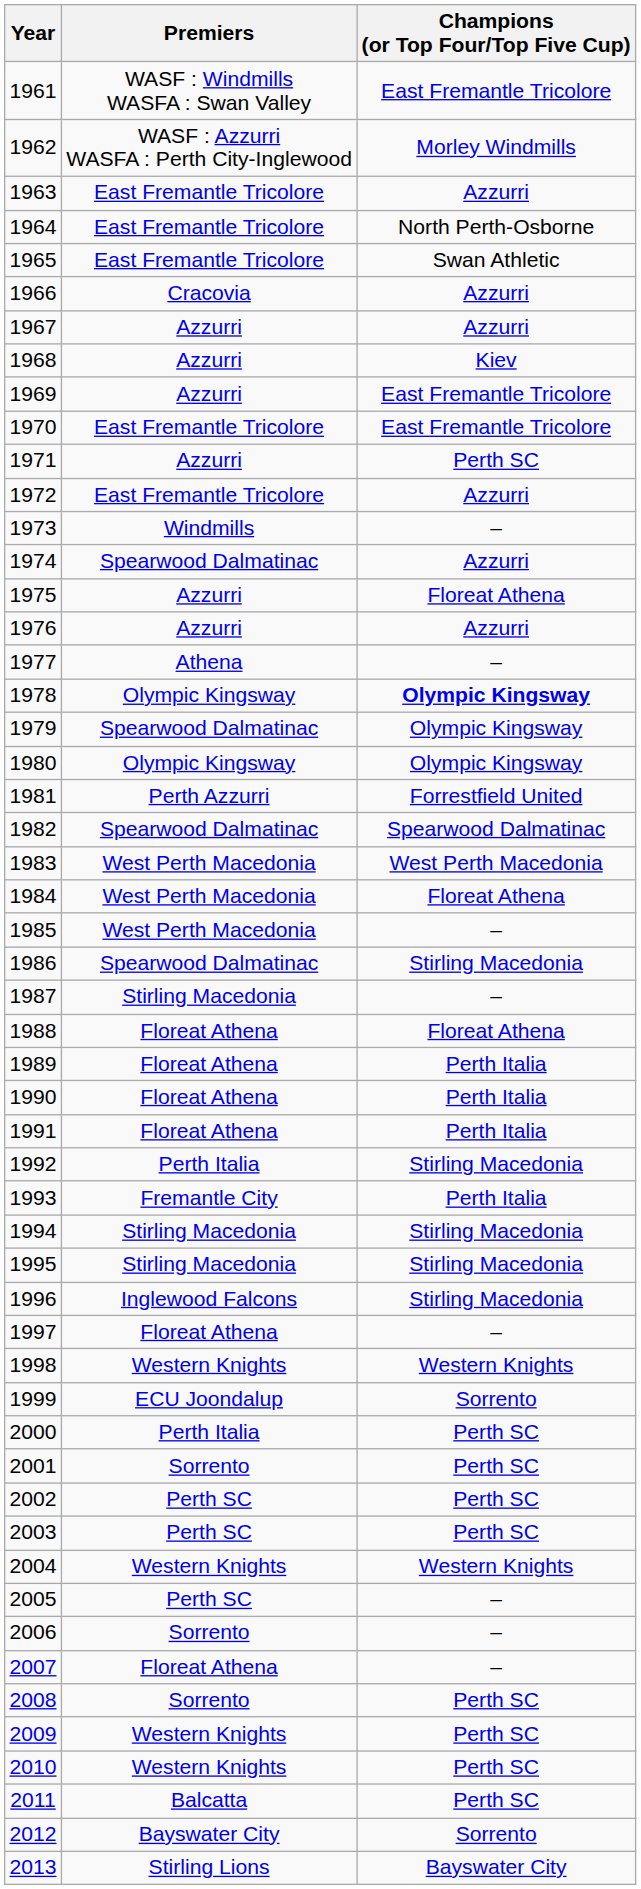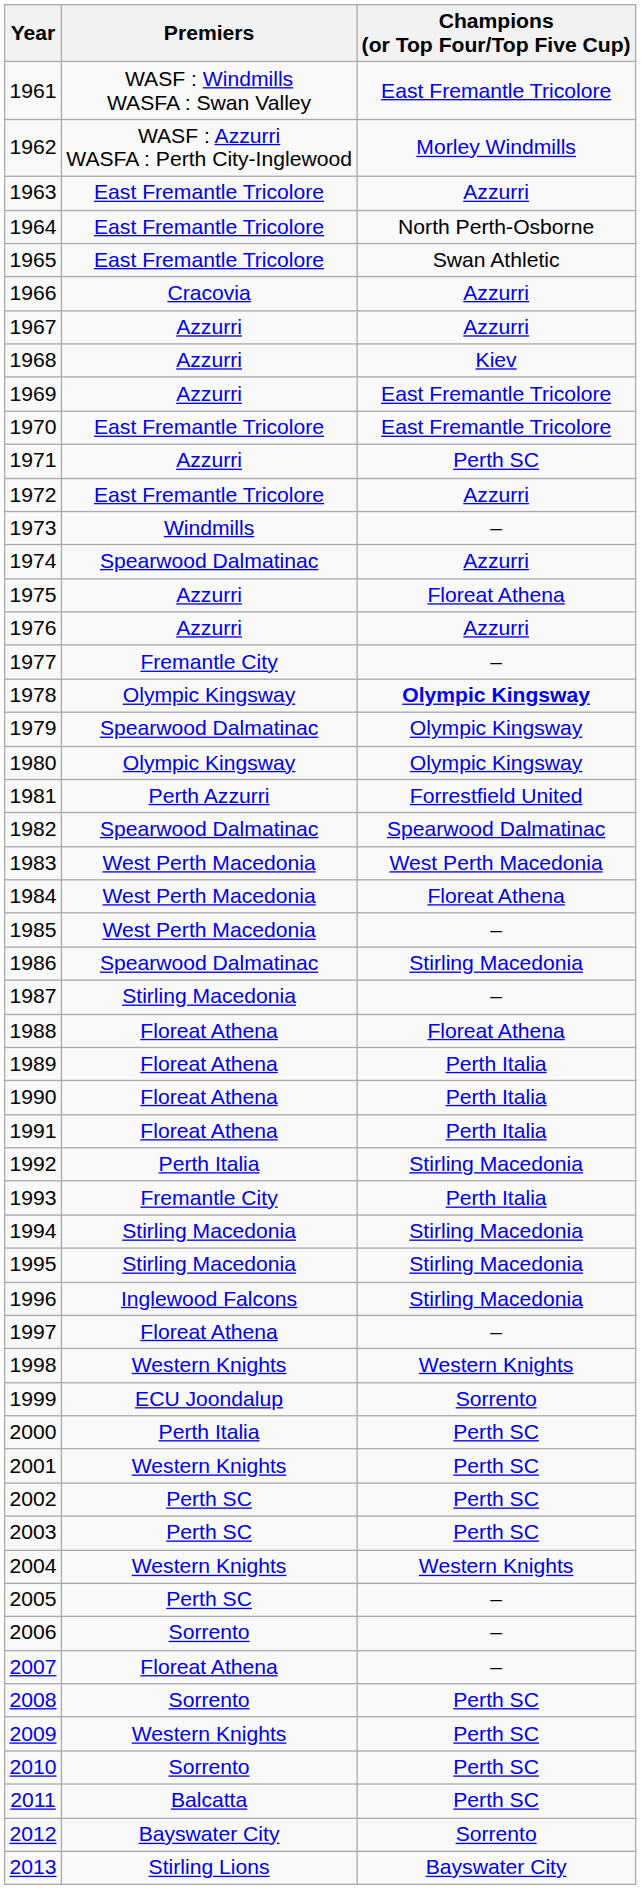(209, 661) Athena -> (209, 661) Fremantle City
(209, 1465) Sorrento -> (209, 1465) Western Knights
(209, 1767) Western Knights -> (209, 1767) Sorrento
